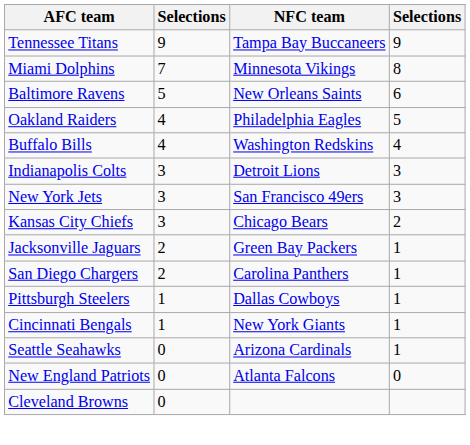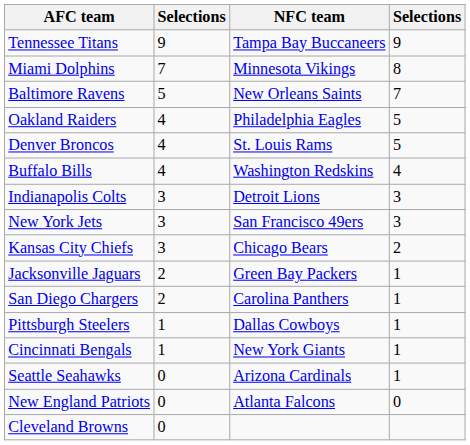(397, 94) 6 -> (397, 94) 7
+ row: (61, 145)
